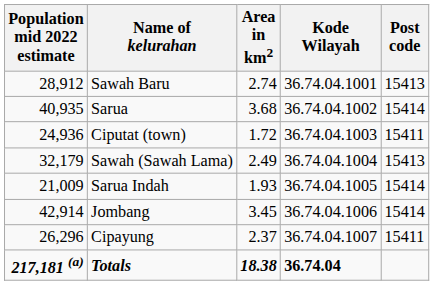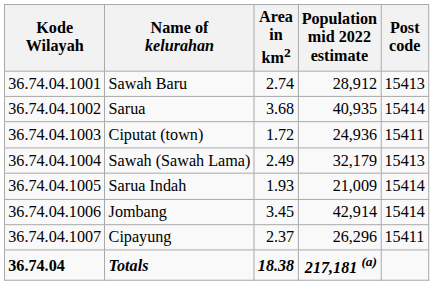columns swapped: (331, 37) <-> (46, 37)
